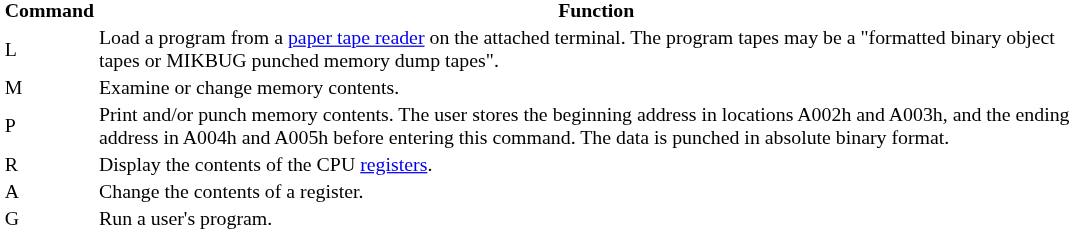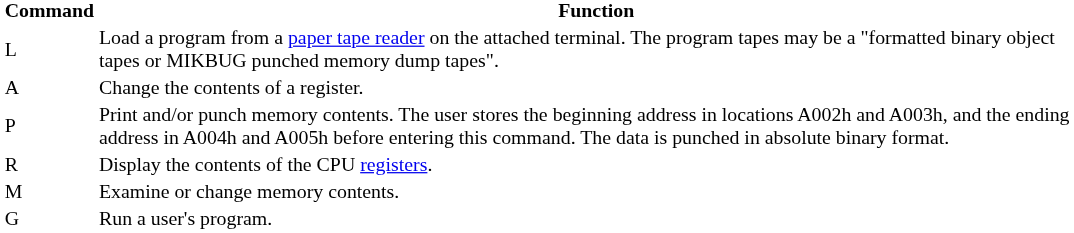rows swapped: (249, 87) <-> (231, 191)
